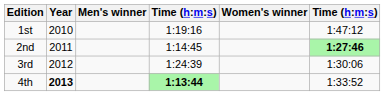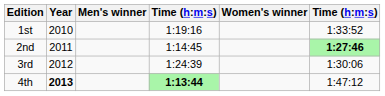(345, 30) 1:47:12 -> (345, 30) 1:33:52
(345, 82) 1:33:52 -> (345, 82) 1:47:12
